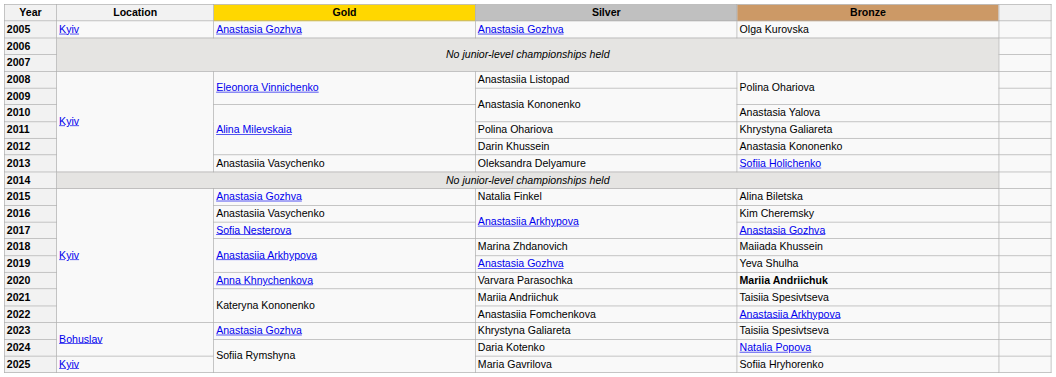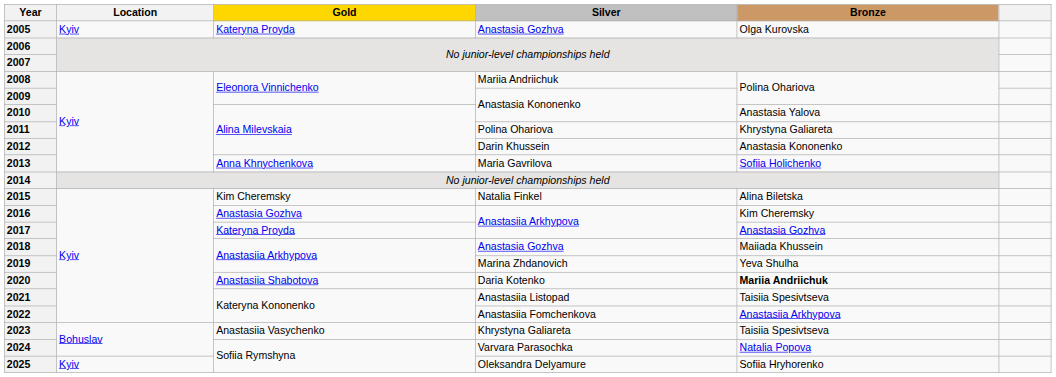(259, 29) Anastasia Gozhva -> (255, 29) Kateryna Proyda
(524, 79) Anastasiia Listopad -> (518, 79) Mariia Andriichuk
(270, 163) Anastasiia Vasychenko -> (265, 163) Anna Khnychenkova
(532, 163) Oleksandra Delyamure -> (515, 163) Maria Gavrilova
(259, 197) Anastasia Gozhva -> (253, 197) Kim Cheremsky
(270, 213) Anastasiia Vasychenko -> (259, 213) Anastasia Gozhva
(254, 230) Sofia Nesterova -> (255, 230) Kateryna Proyda
(523, 247) Marina Zhdanovich -> (521, 247) Anastasia Gozhva
(521, 264) Anastasia Gozhva -> (523, 264) Marina Zhdanovich
(265, 280) Anna Khnychenkova -> (267, 280) Anastasiia Shabotova
(525, 280) Varvara Parasochka -> (511, 280) Daria Kotenko
(518, 297) Mariia Andriichuk -> (524, 297) Anastasiia Listopad
(259, 331) Anastasia Gozhva -> (270, 331) Anastasiia Vasychenko
(511, 347) Daria Kotenko -> (525, 347) Varvara Parasochka
(515, 364) Maria Gavrilova -> (532, 364) Oleksandra Delyamure
